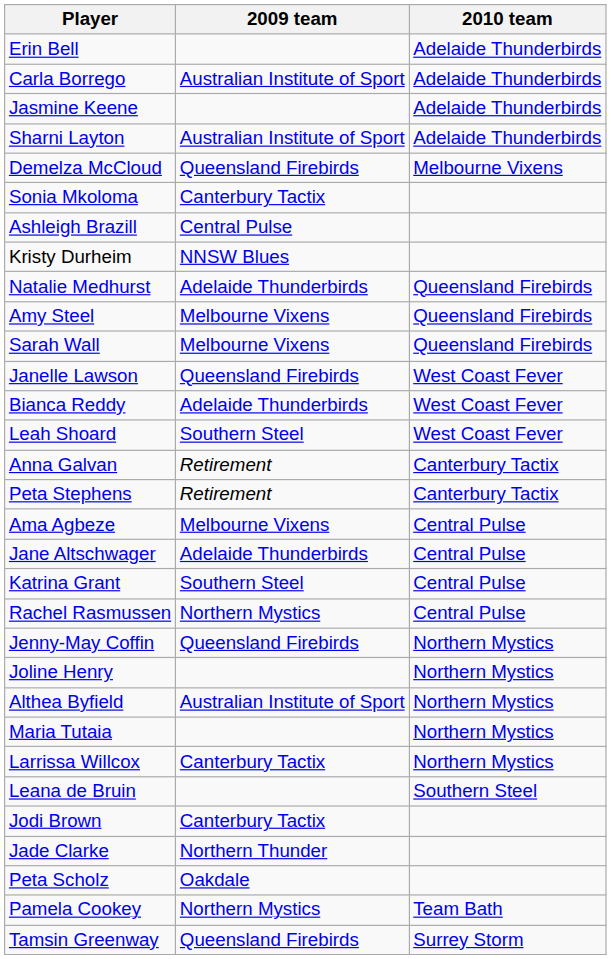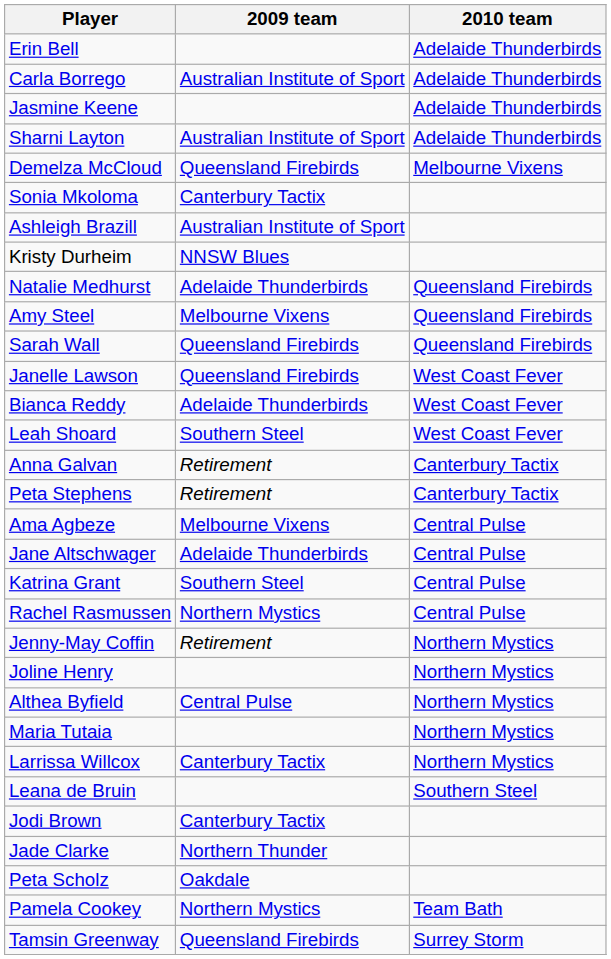(236, 227) Central Pulse -> (292, 227) Australian Institute of Sport
(255, 345) Melbourne Vixens -> (269, 345) Queensland Firebirds
(269, 642) Queensland Firebirds -> (226, 642) Retirement
(292, 702) Australian Institute of Sport -> (236, 702) Central Pulse
